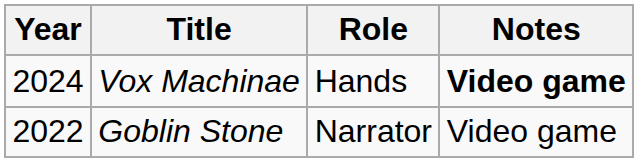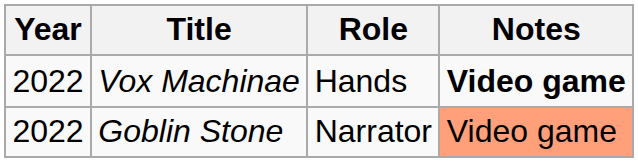(48, 80) 2024 -> (48, 80) 2022
(532, 131) no background -> (532, 131) lightsalmon background
